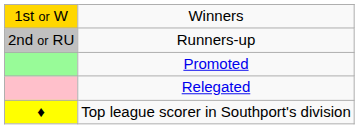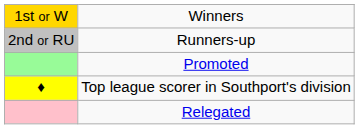rows swapped: (216, 87) <-> (216, 111)
